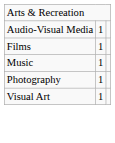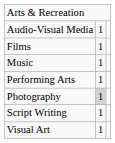+ row: (41, 79)
(101, 79) no background -> (101, 96) lightgrey background
+ row: (37, 113)
